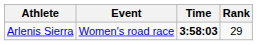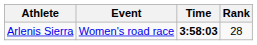(236, 31) 29 -> (236, 31) 28
